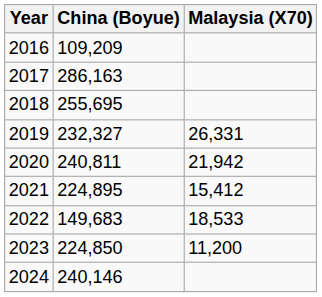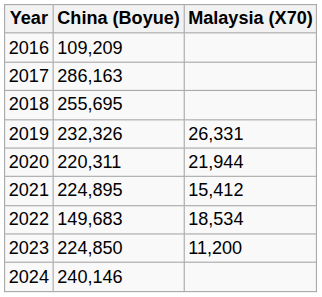(90, 133) 232,327 -> (90, 133) 232,326
(89, 162) 240,811 -> (89, 162) 220,311
(216, 162) 21,942 -> (216, 162) 21,944
(216, 219) 18,533 -> (216, 219) 18,534
